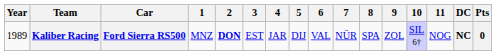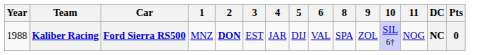- column: (346, 13)
(17, 36) 1989 -> (17, 36) 1988
